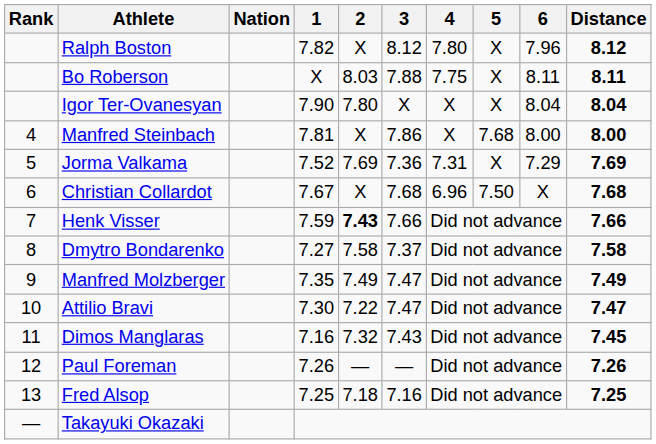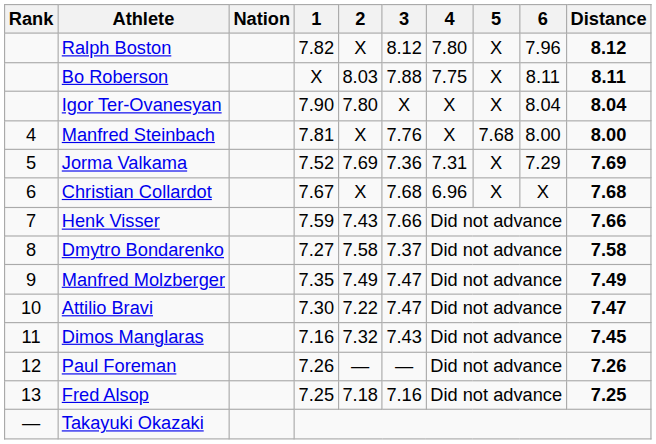(404, 134) 7.86 -> (404, 134) 7.76
(496, 192) 7.50 -> (496, 192) X
(360, 221) bold -> (360, 221) normal
